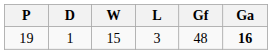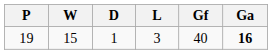columns swapped: (113, 15) <-> (70, 15)
(201, 37) 48 -> (201, 37) 40
